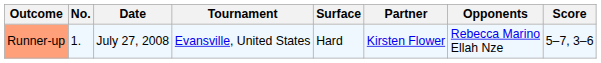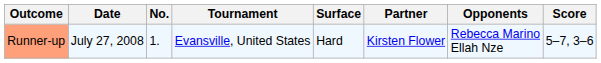columns swapped: (81, 13) <-> (133, 13)
